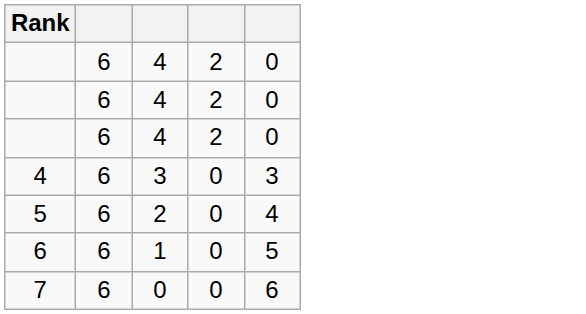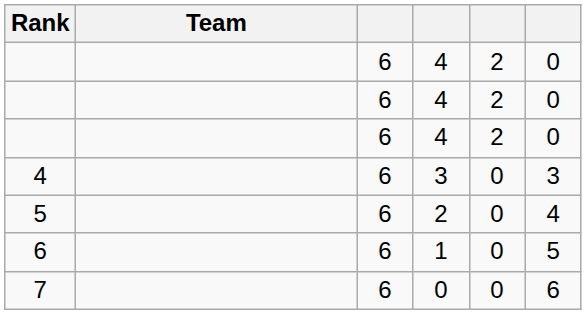+ column: (216, 23)
